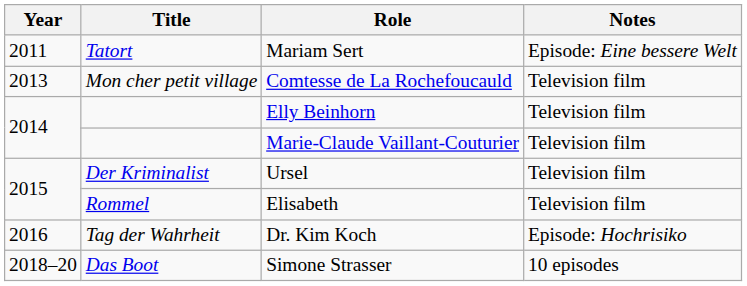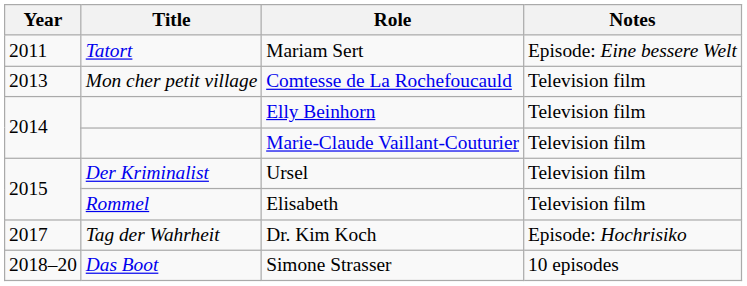(28, 234) 2016 -> (28, 234) 2017
